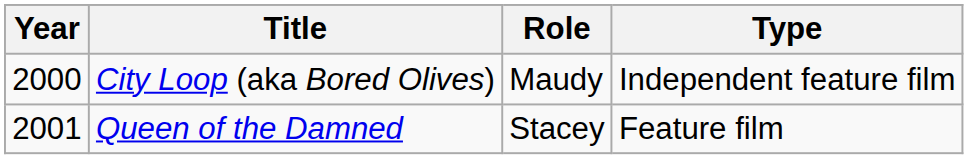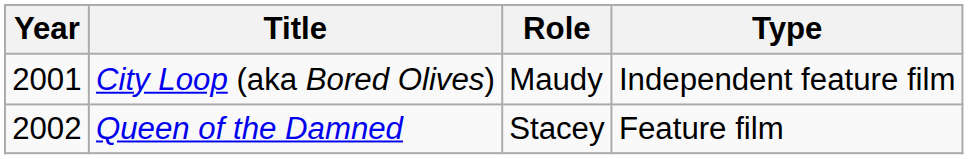(47, 78) 2000 -> (47, 78) 2001
(47, 128) 2001 -> (47, 128) 2002
